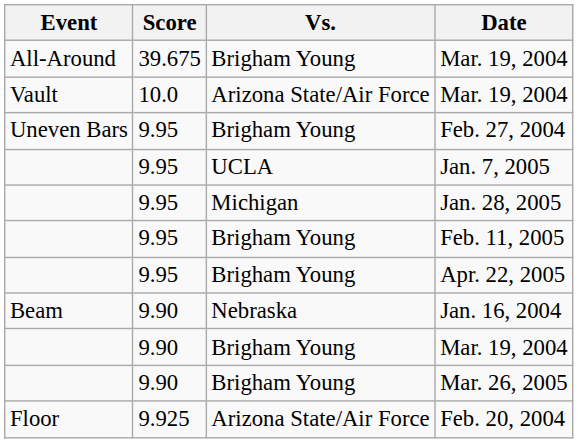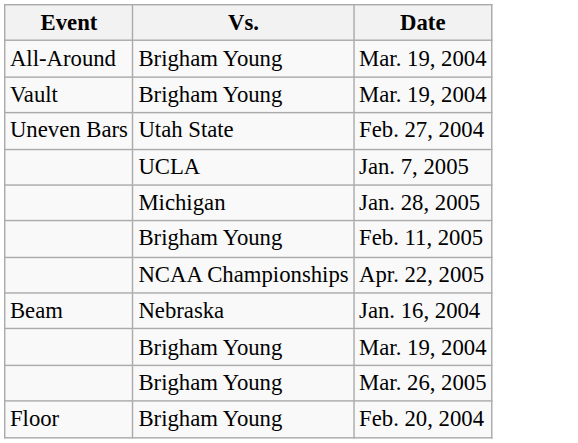- column: (170, 22)
(321, 94) Arizona State/Air Force -> (210, 94) Brigham Young
(283, 130) Brigham Young -> (186, 130) Utah State
(283, 274) Brigham Young -> (244, 274) NCAA Championships
(321, 418) Arizona State/Air Force -> (210, 418) Brigham Young
